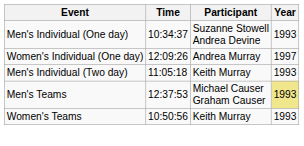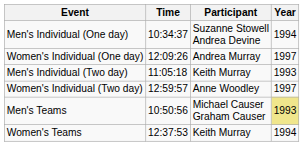(285, 34) 1993 -> (285, 34) 1994
+ row: (75, 89)
(168, 94) 12:37:53 -> (168, 111) 10:50:56
(168, 116) 10:50:56 -> (168, 133) 12:37:53
(285, 116) 1993 -> (285, 133) 1994
